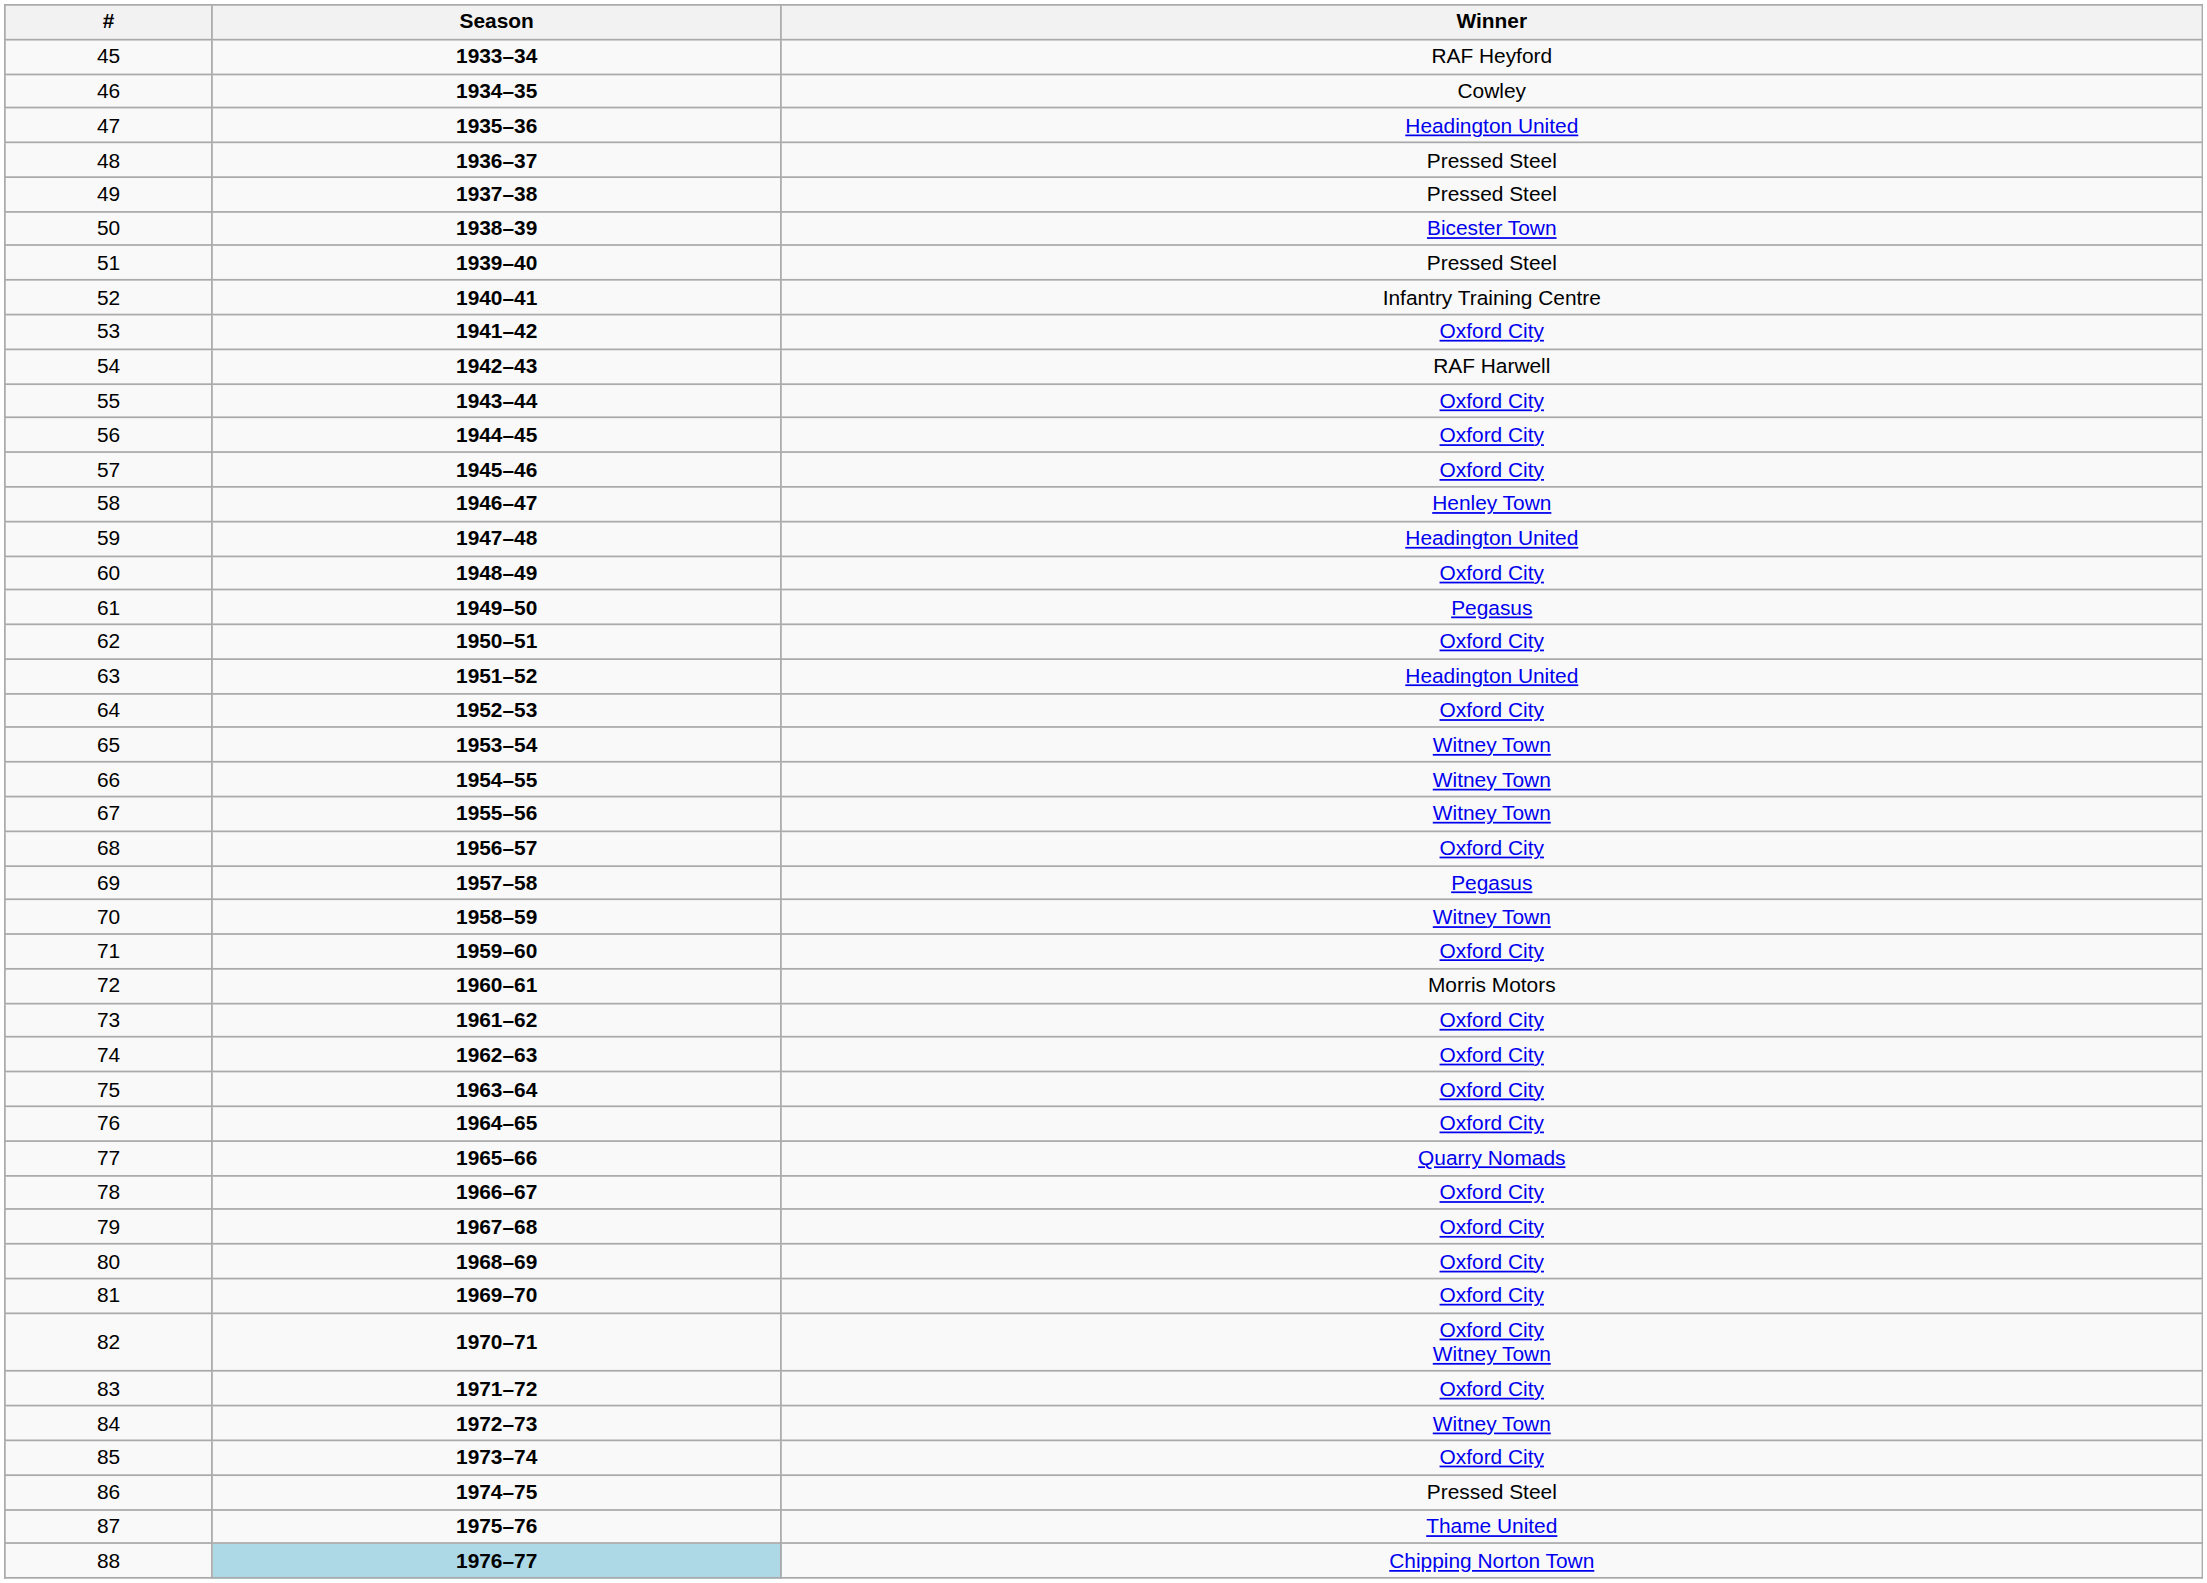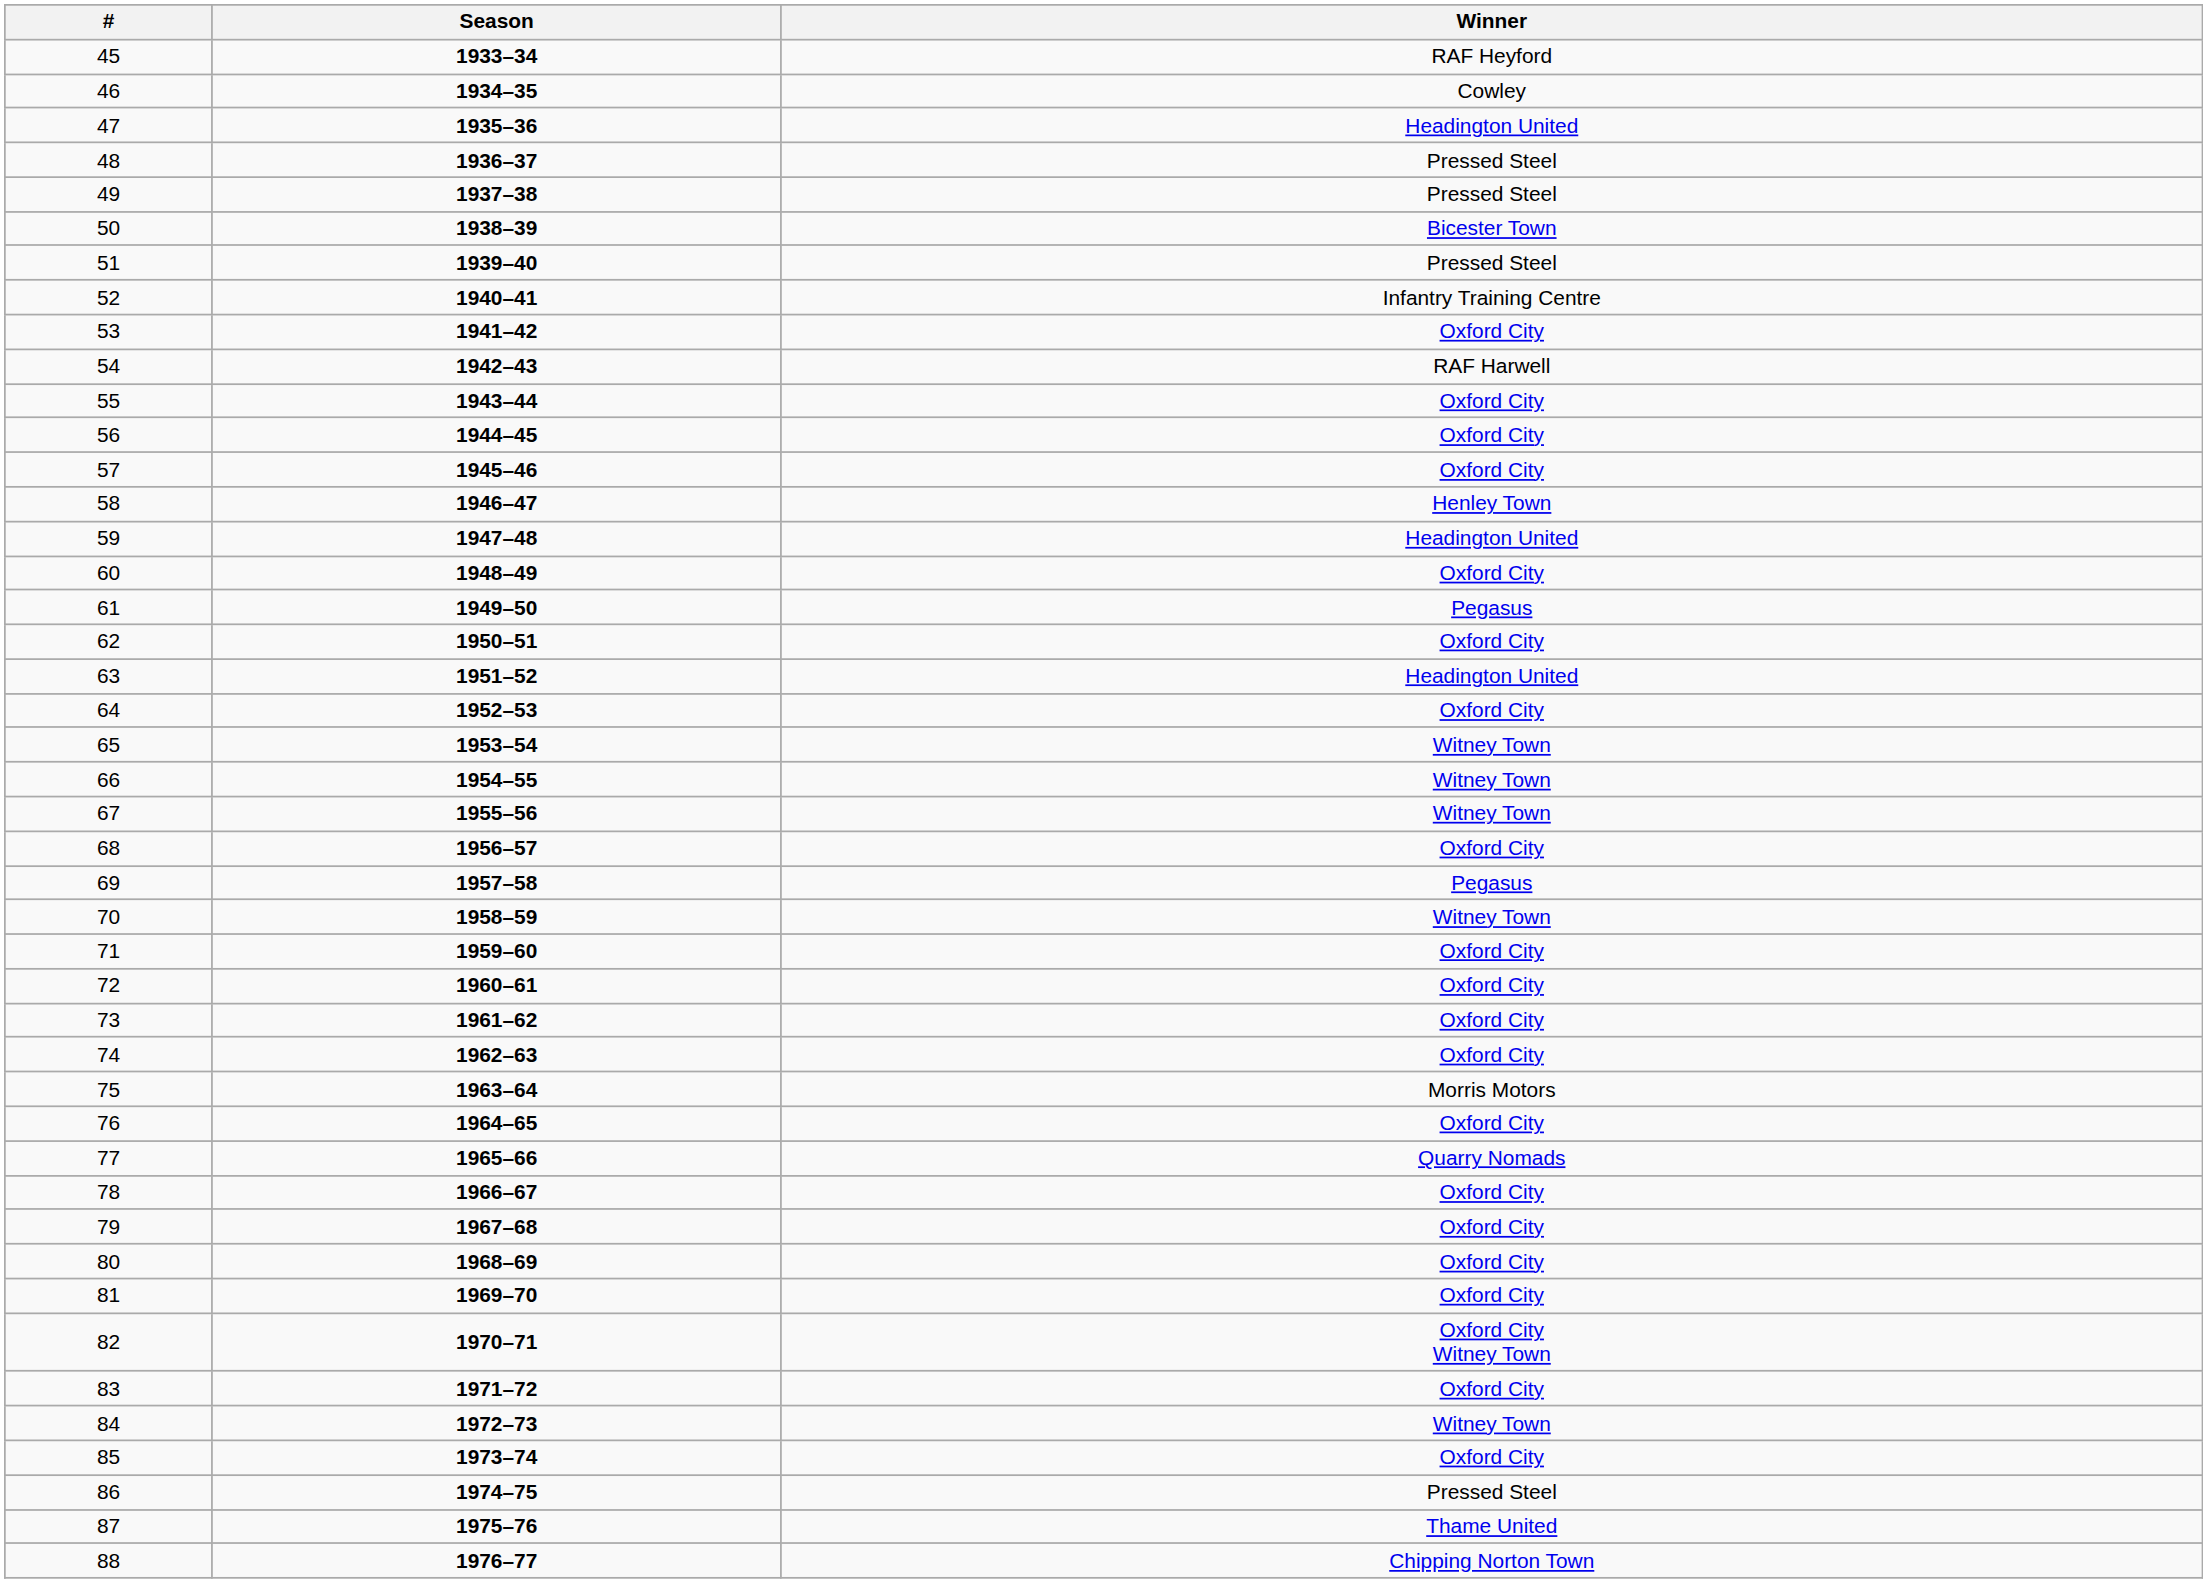(1492, 986) Morris Motors -> (1492, 986) Oxford City
(1492, 1089) Oxford City -> (1492, 1089) Morris Motors
(497, 1561) lightblue background -> (497, 1561) no background
